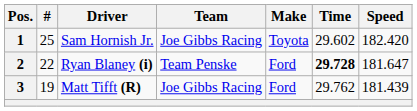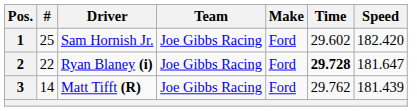(289, 40) Toyota -> (282, 40) Ford
(198, 64) Team Penske -> (211, 64) Joe Gibbs Racing
(47, 88) 19 -> (47, 88) 14
